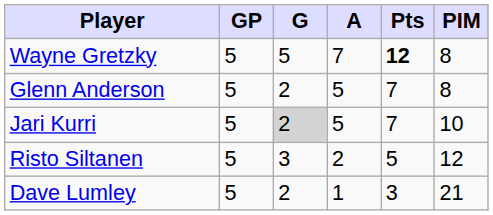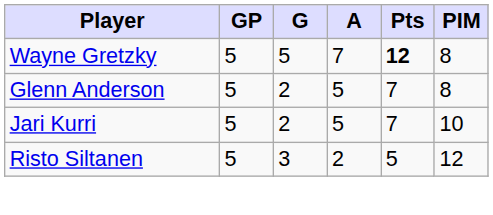(284, 124) lightgrey background -> (284, 124) no background
- row: (73, 192)
